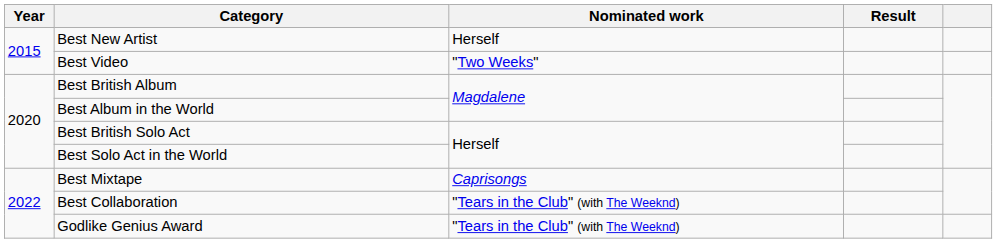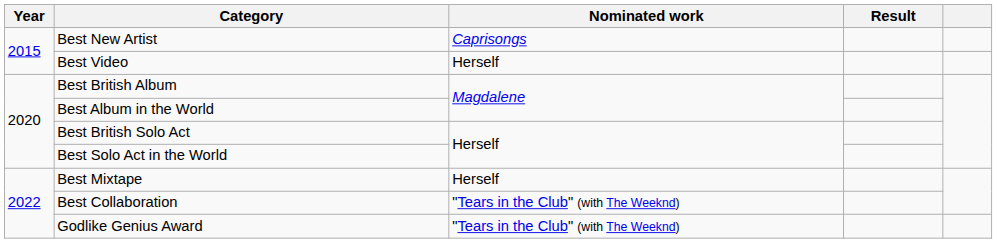(476, 39) Herself -> (489, 39) Caprisongs
(495, 62) "Two Weeks" -> (476, 62) Herself
(489, 179) Caprisongs -> (476, 179) Herself
